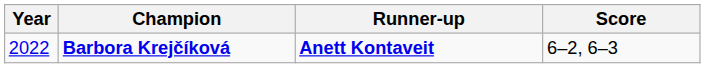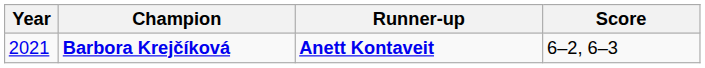(29, 47) 2022 -> (29, 47) 2021
